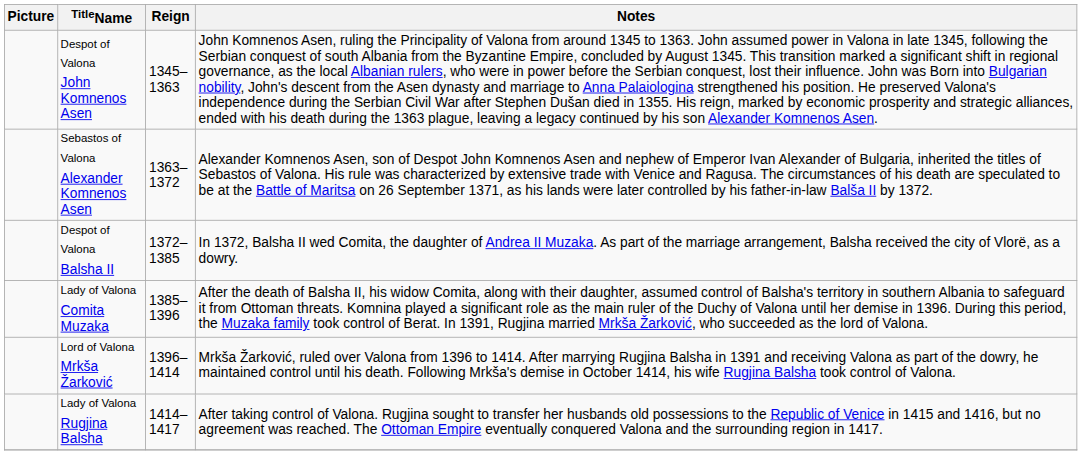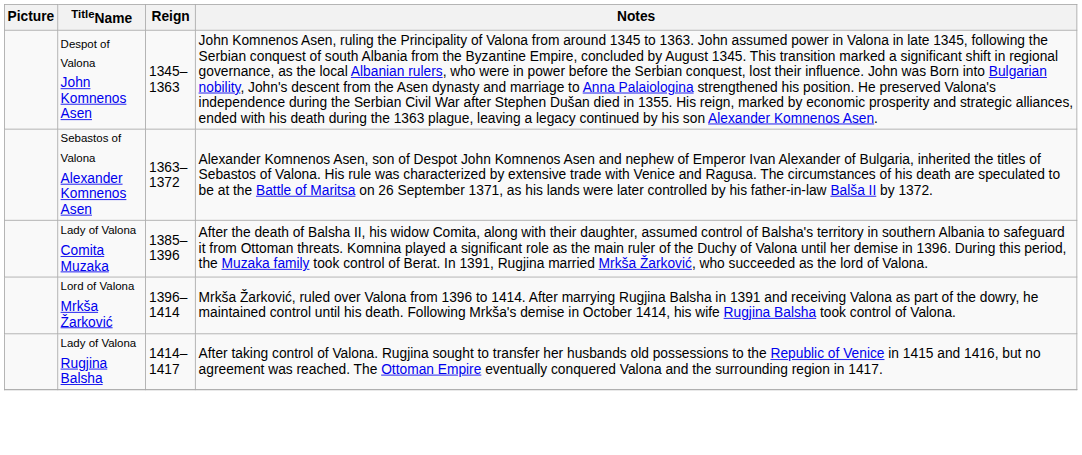- row: (87, 250)
